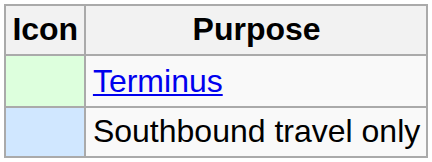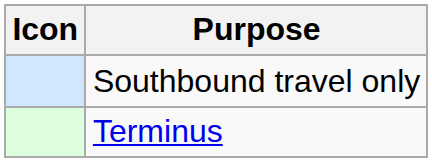rows swapped: (158, 80) <-> (257, 131)
